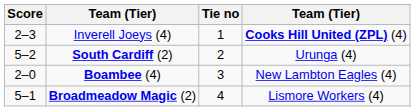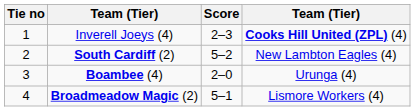columns swapped: (221, 14) <-> (25, 14)
(326, 55) Urunga (4) -> (326, 55) New Lambton Eagles (4)
(326, 75) New Lambton Eagles (4) -> (326, 75) Urunga (4)
